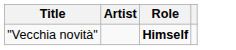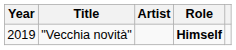+ column: (21, 14)
